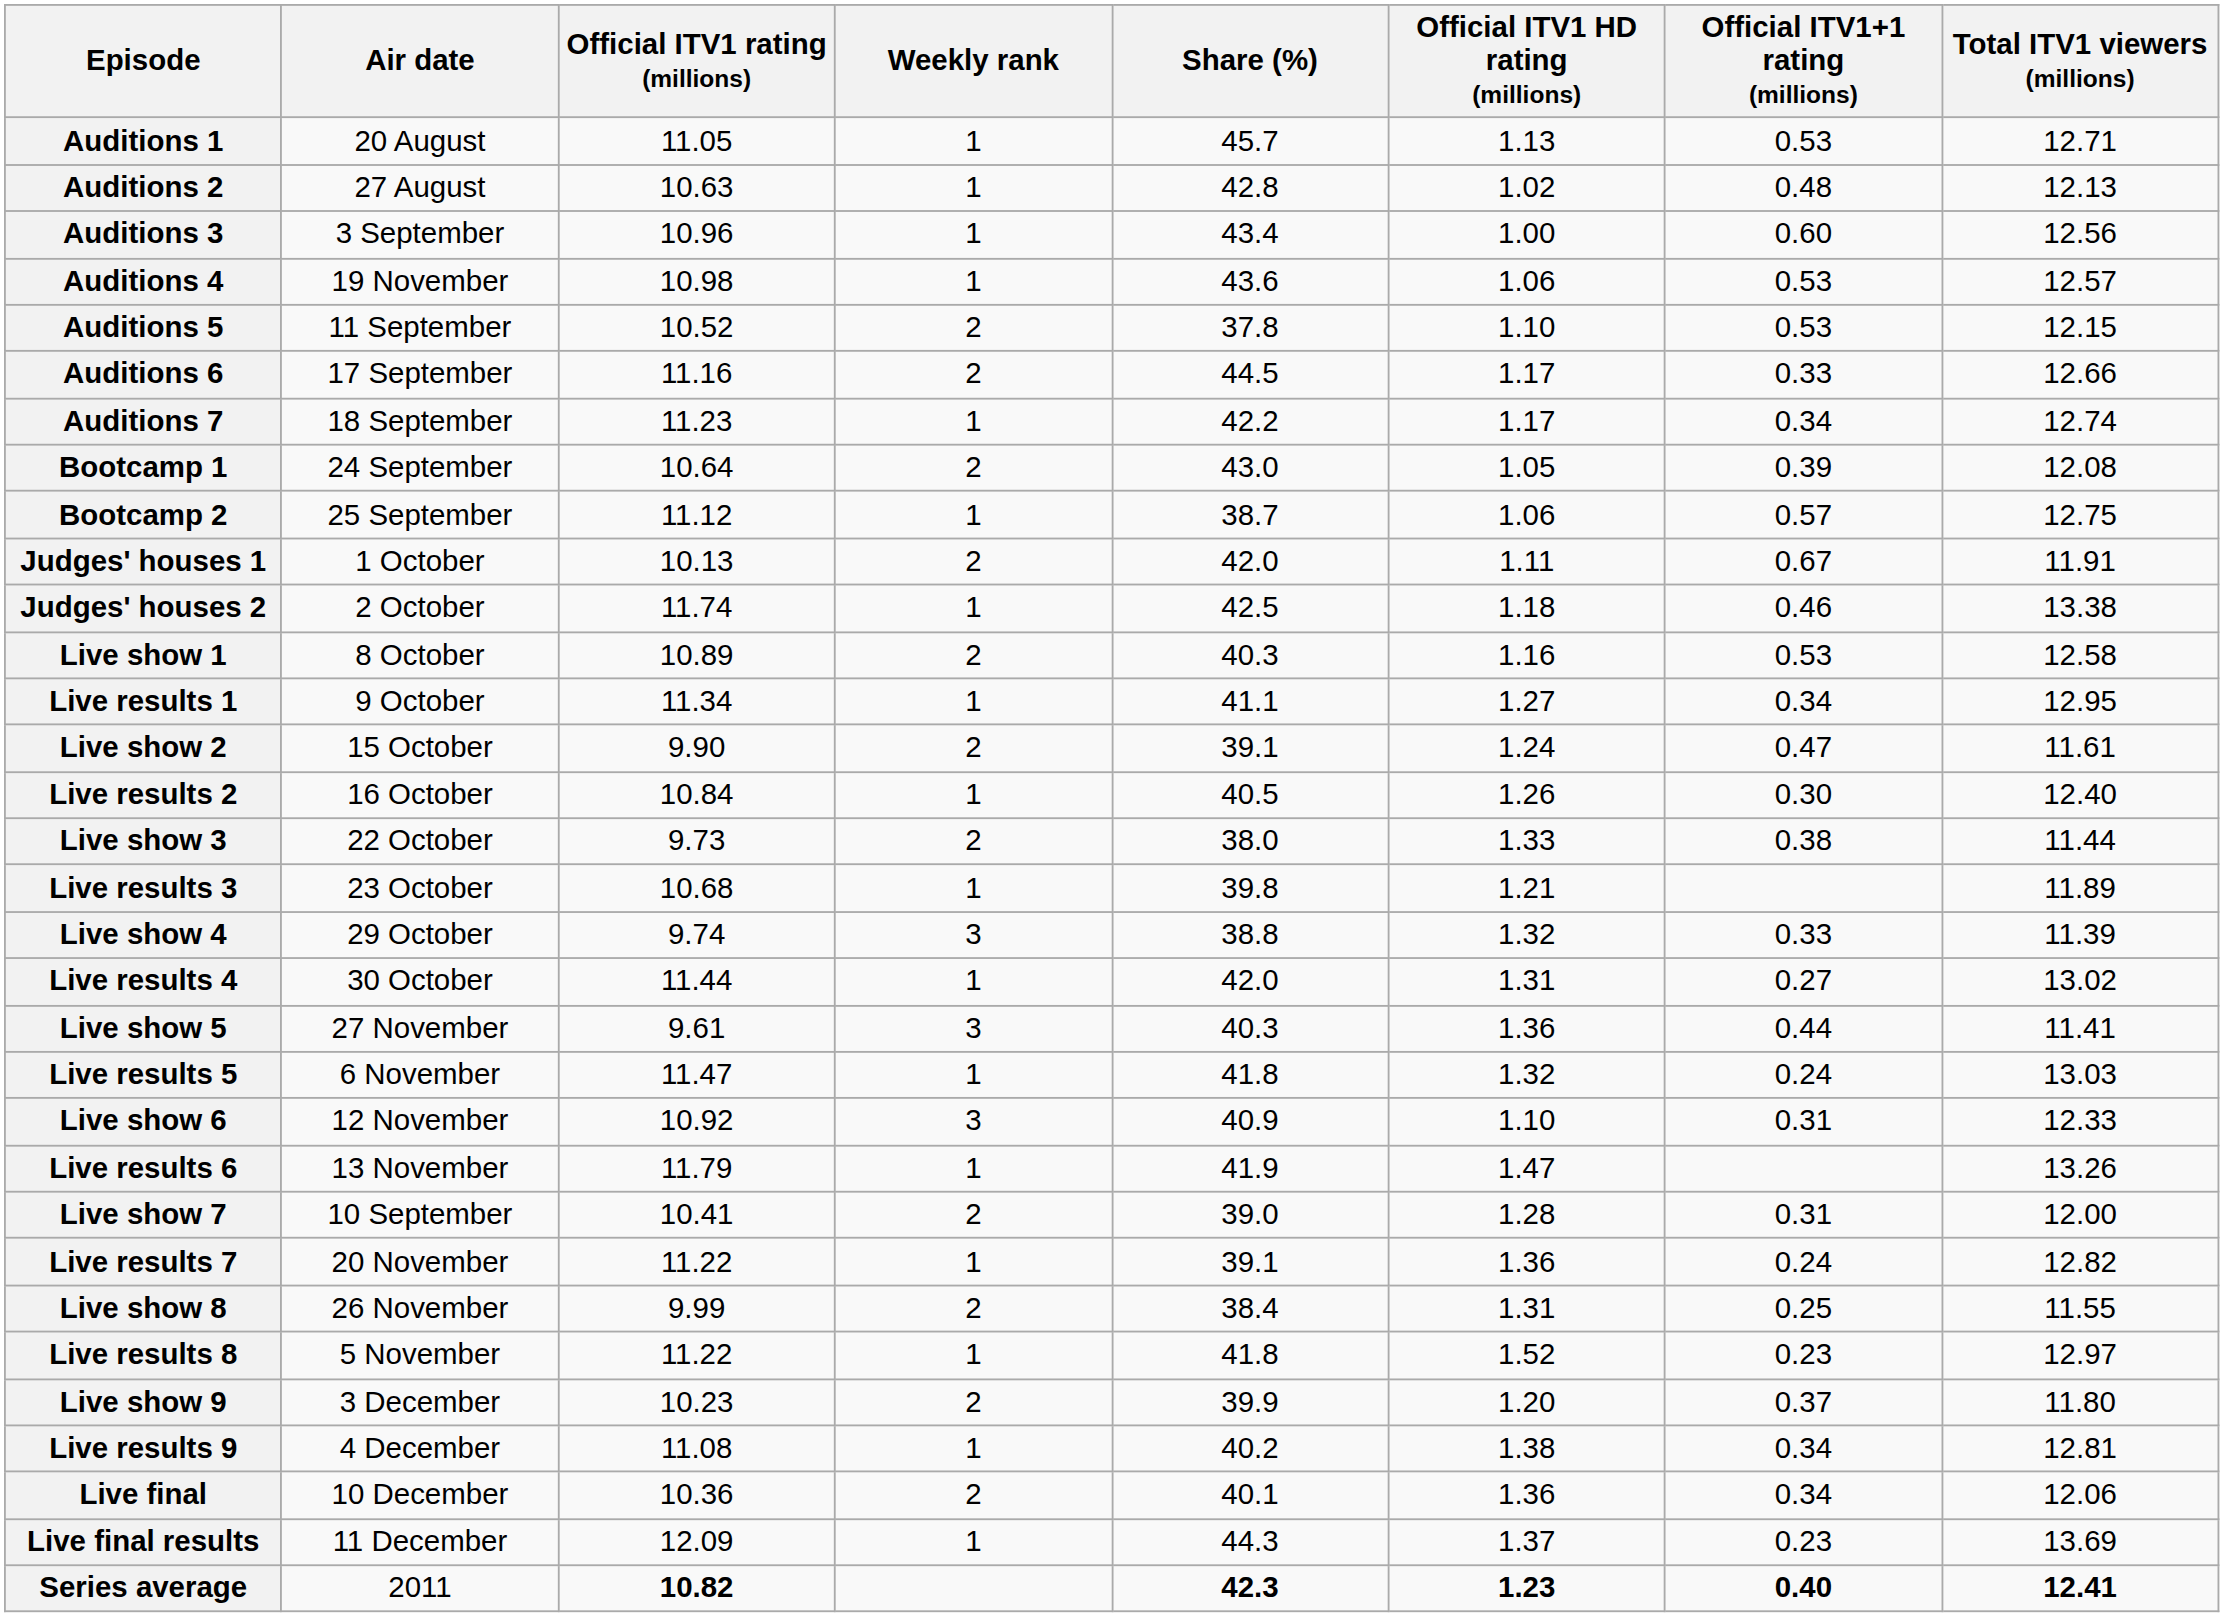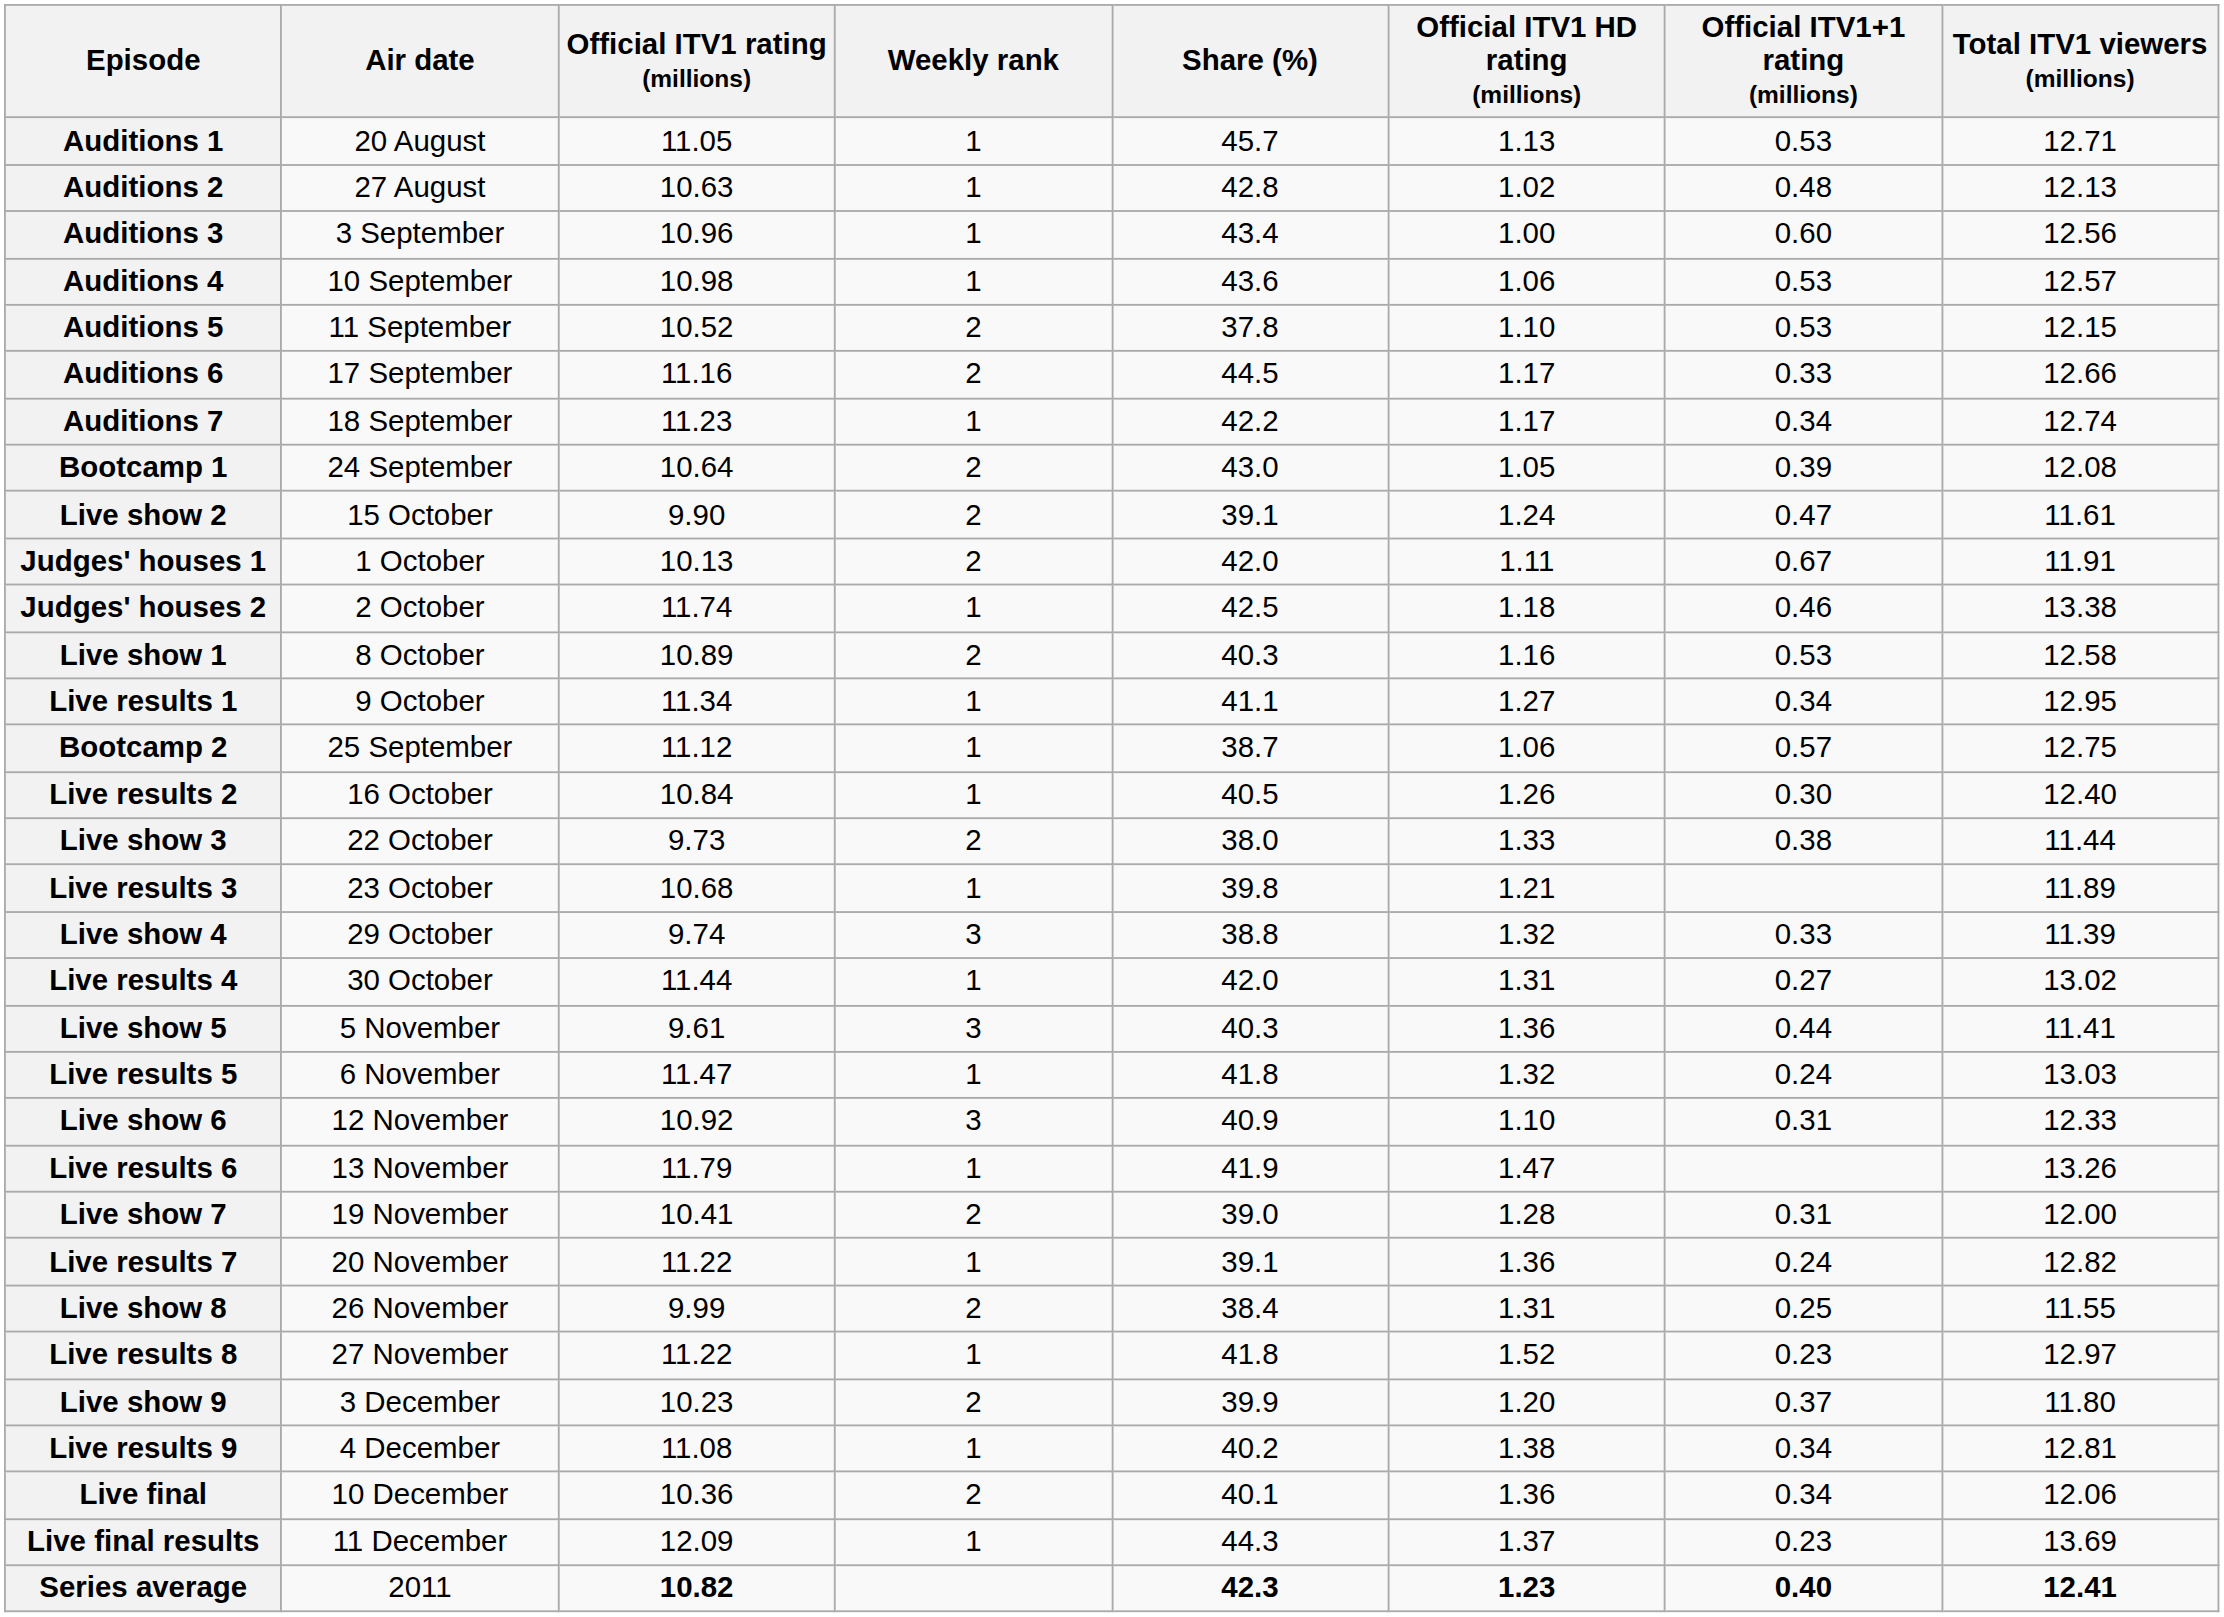(420, 280) 19 November -> (420, 280) 10 September
rows swapped: (143, 514) <-> (143, 747)
(420, 1027) 27 November -> (420, 1027) 5 November
(420, 1214) 10 September -> (420, 1214) 19 November
(420, 1354) 5 November -> (420, 1354) 27 November
